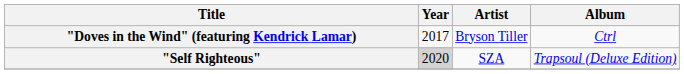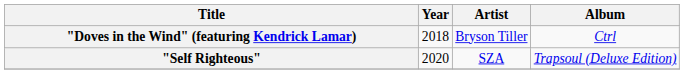(435, 36) 2017 -> (435, 36) 2018
(435, 58) lightgrey background -> (435, 58) no background
